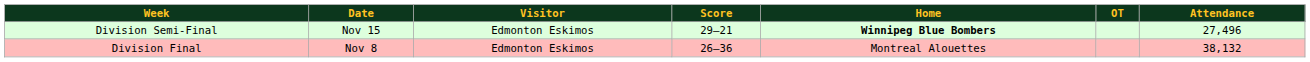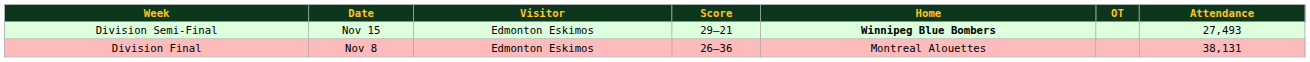(1222, 30) 27,496 -> (1222, 30) 27,493
(1222, 48) 38,132 -> (1222, 48) 38,131
